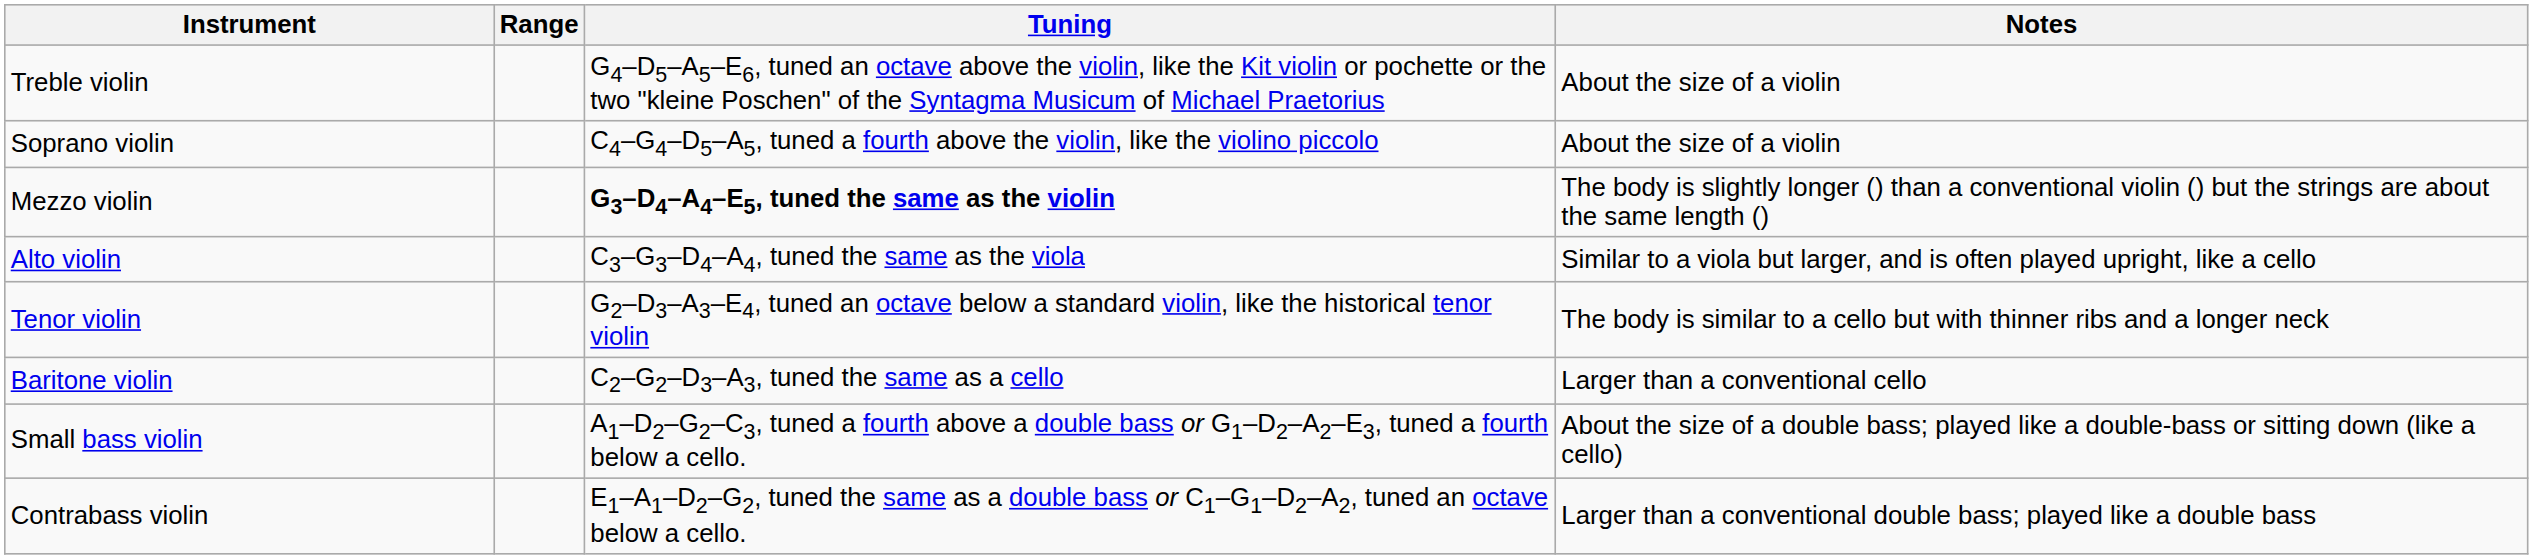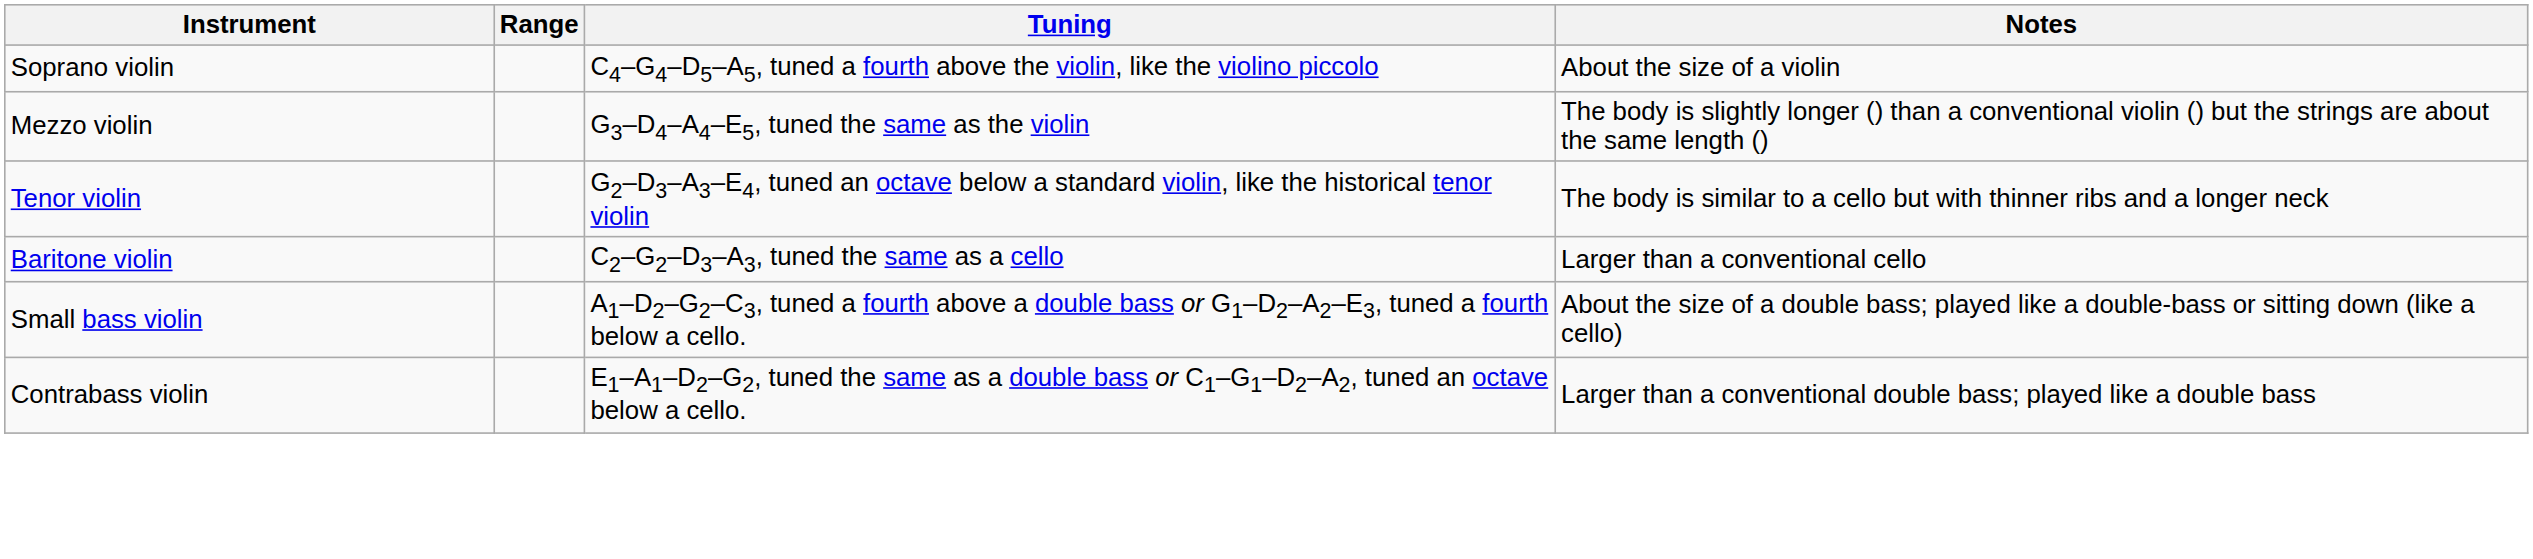- row: (80, 82)
(853, 202) bold -> (840, 127) normal
- row: (66, 259)
